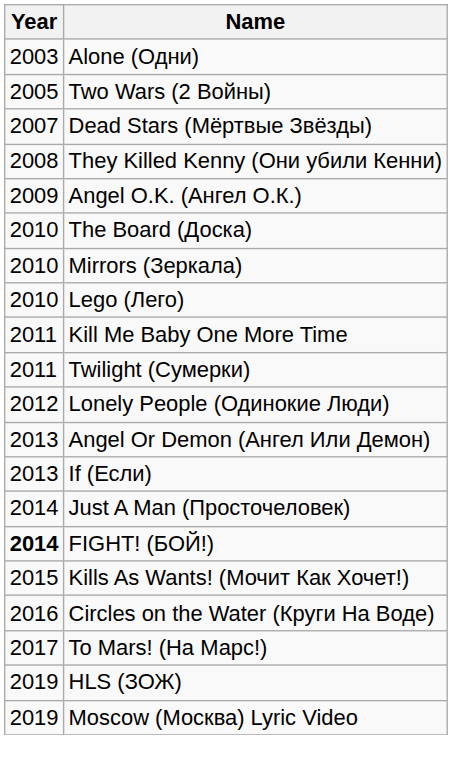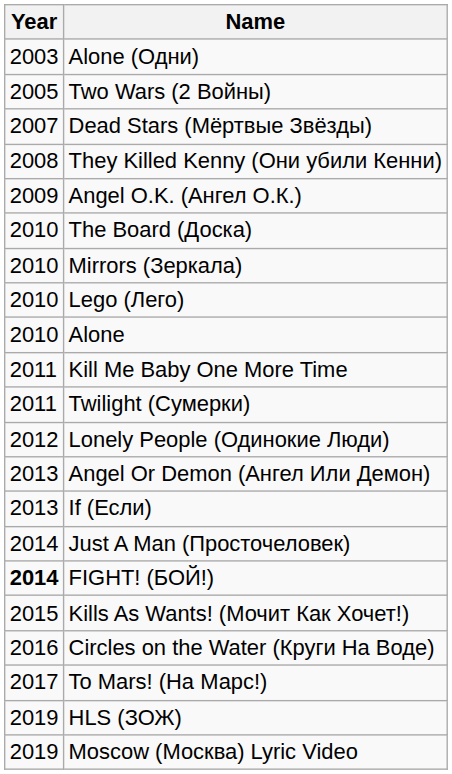+ row: (97, 334)
